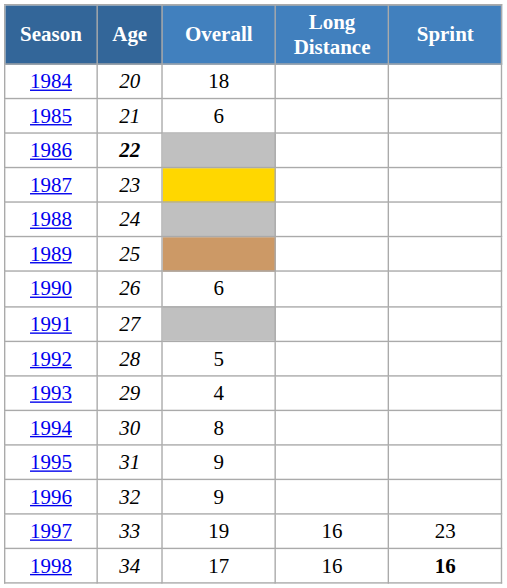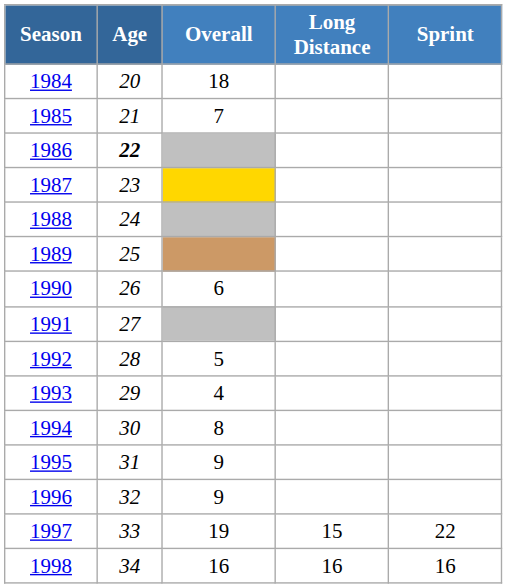(219, 115) 6 -> (219, 115) 7
(332, 531) 16 -> (332, 531) 15
(445, 531) 23 -> (445, 531) 22
(219, 565) 17 -> (219, 565) 16
(445, 565) bold -> (445, 565) normal
